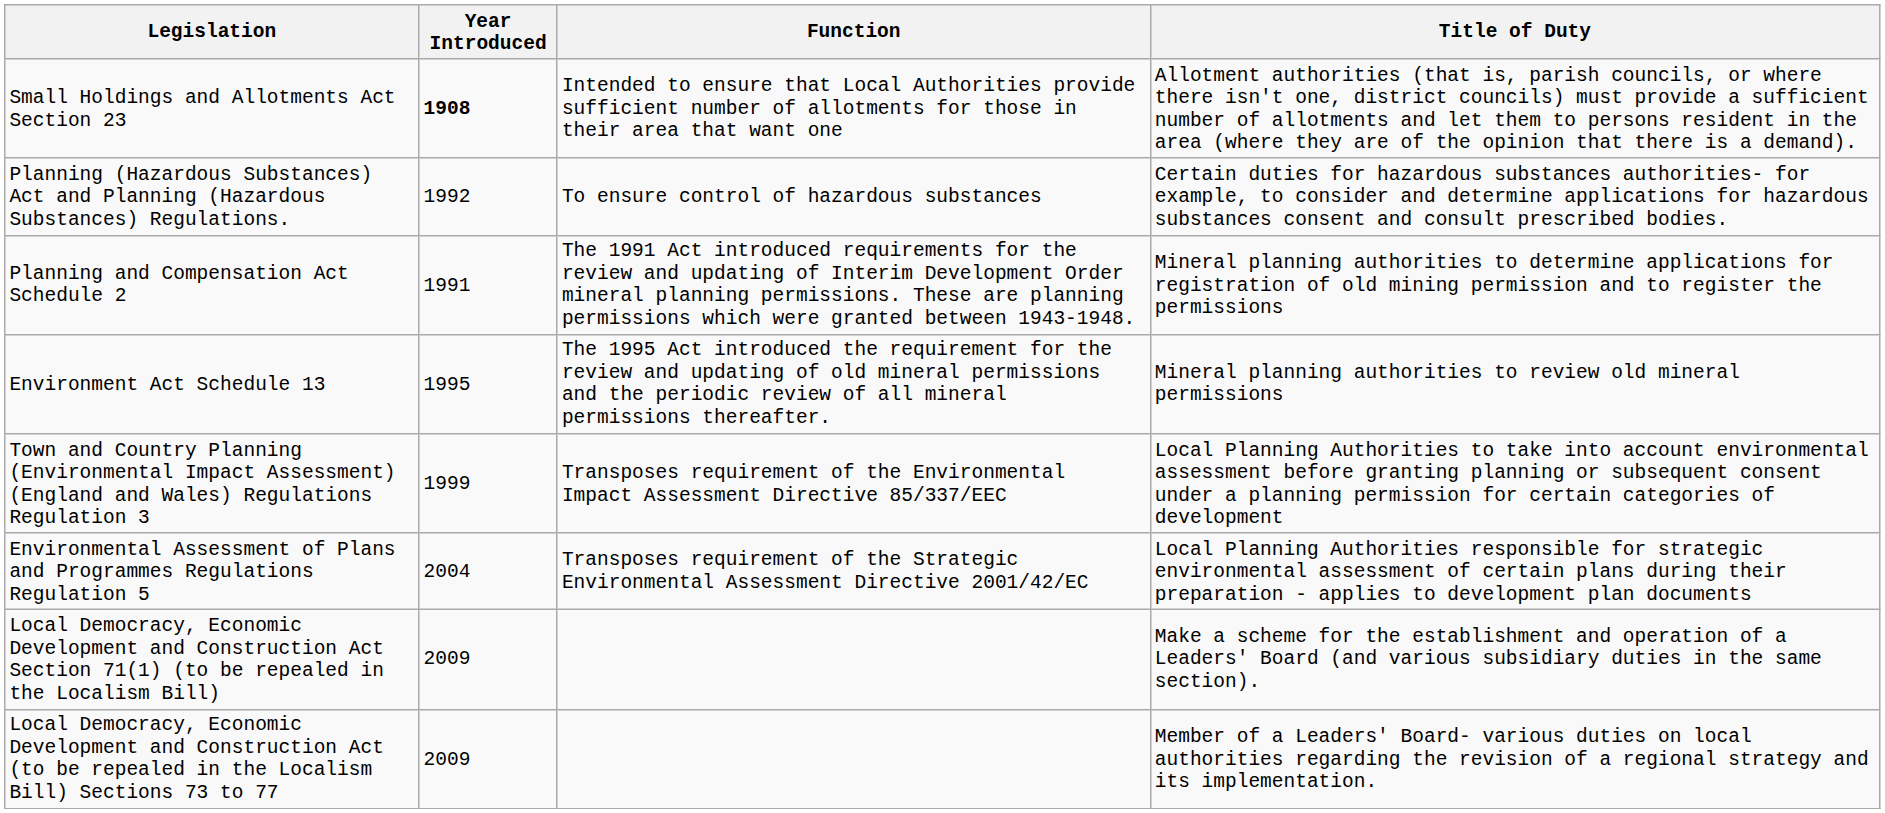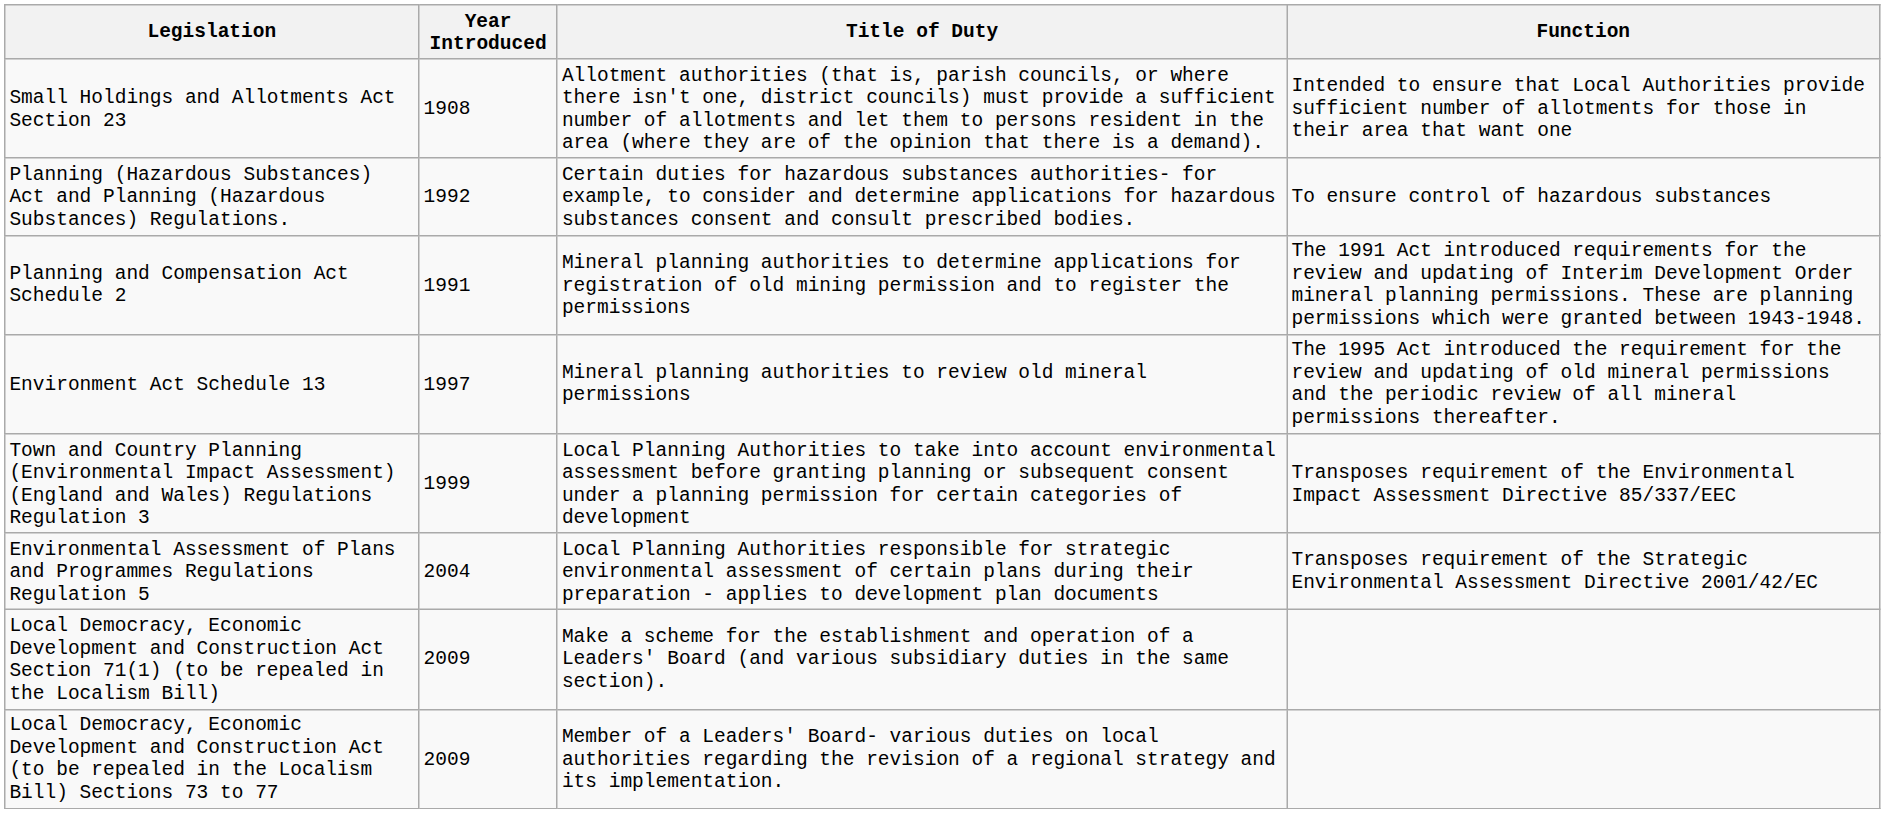columns swapped: (1515, 32) <-> (854, 32)
(447, 109) bold -> (447, 109) normal
(447, 384) 1995 -> (447, 384) 1997
